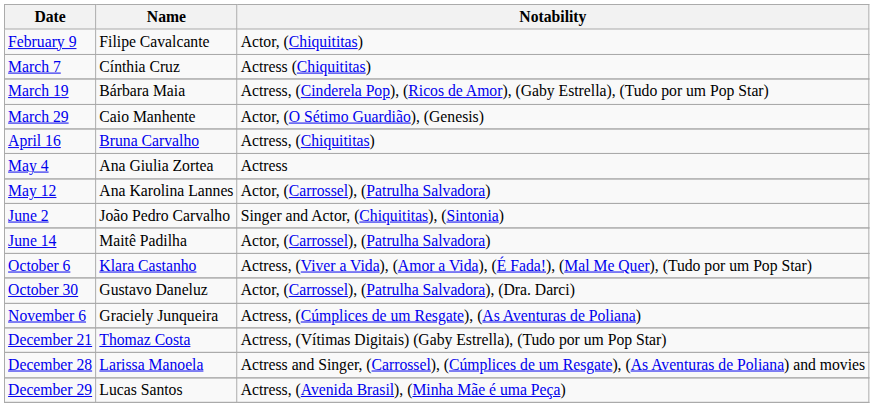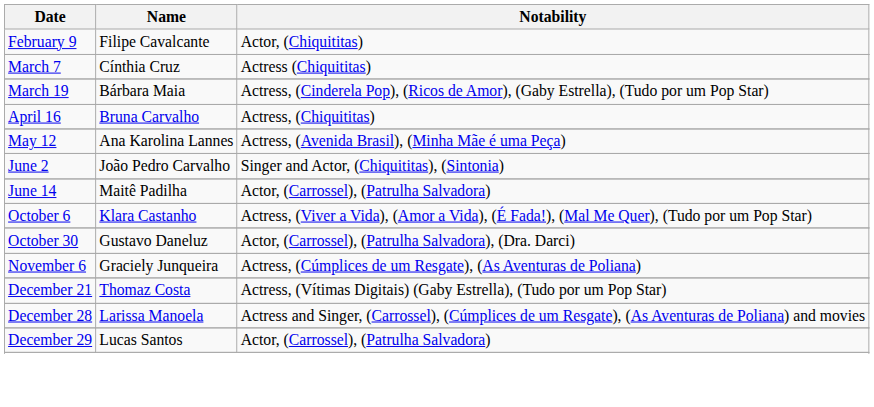- row: (38, 116)
- row: (28, 166)
(366, 191) Actor, (Carrossel), (Patrulha Salvadora) -> (403, 141) Actress, (Avenida Brasil), (Minha Mãe é uma Peça)
(403, 389) Actress, (Avenida Brasil), (Minha Mãe é uma Peça) -> (366, 340) Actor, (Carrossel), (Patrulha Salvadora)
